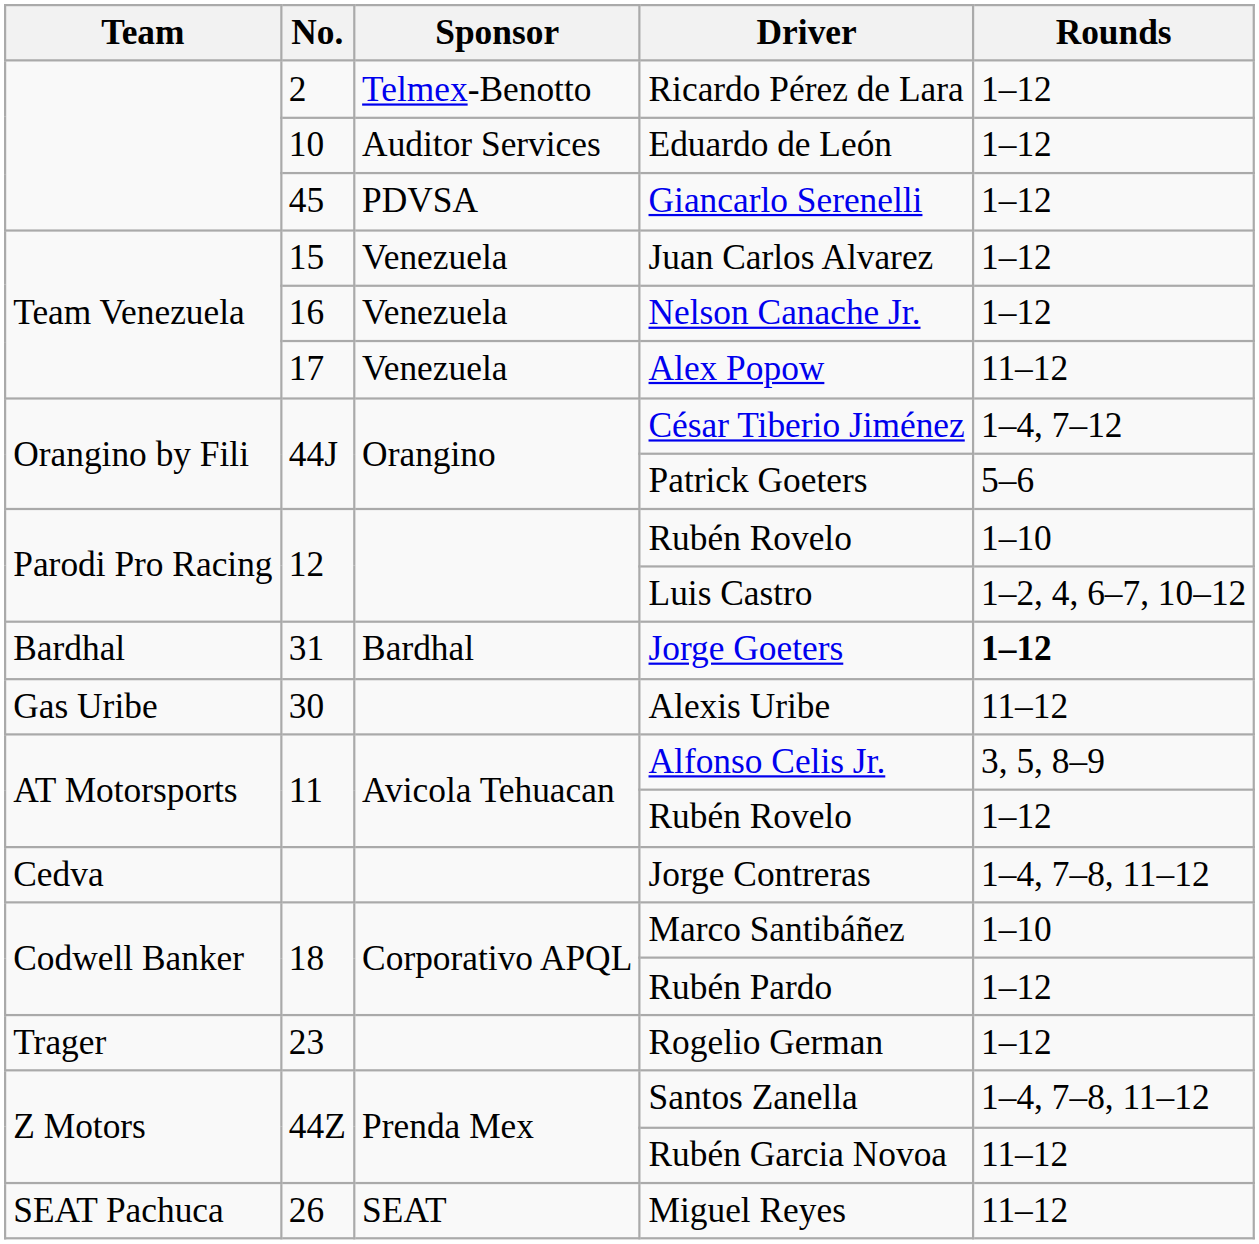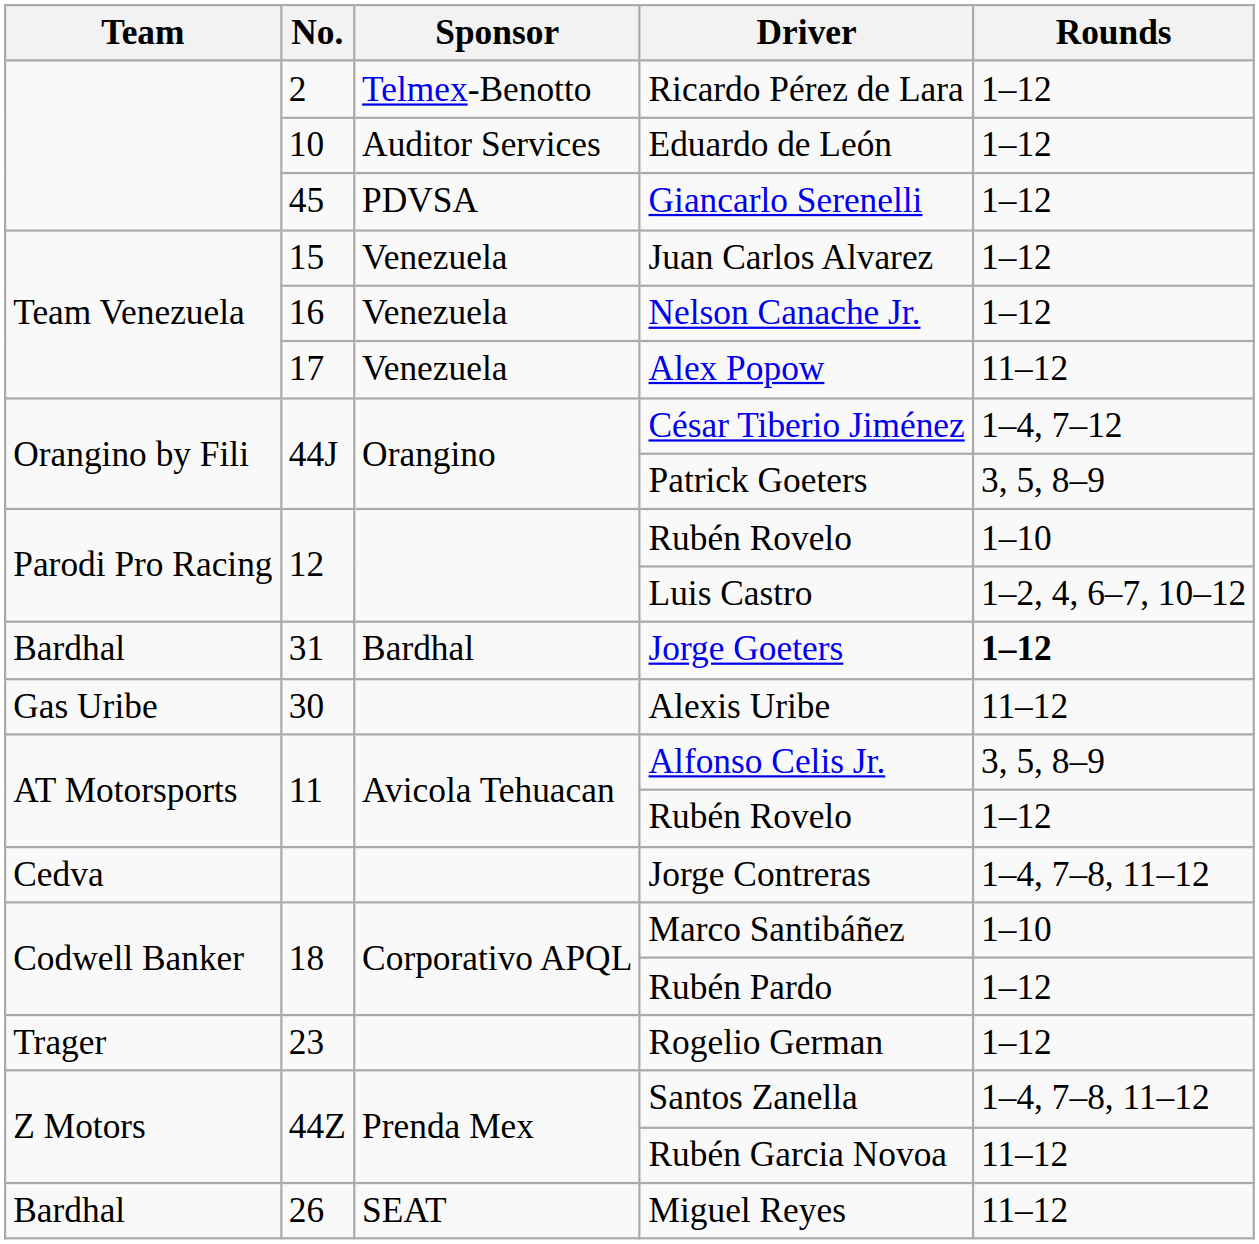(1008, 481) 5–6 -> (1043, 481) 3, 5, 8–9
(119, 1210) SEAT Pachuca -> (69, 1210) Bardhal
